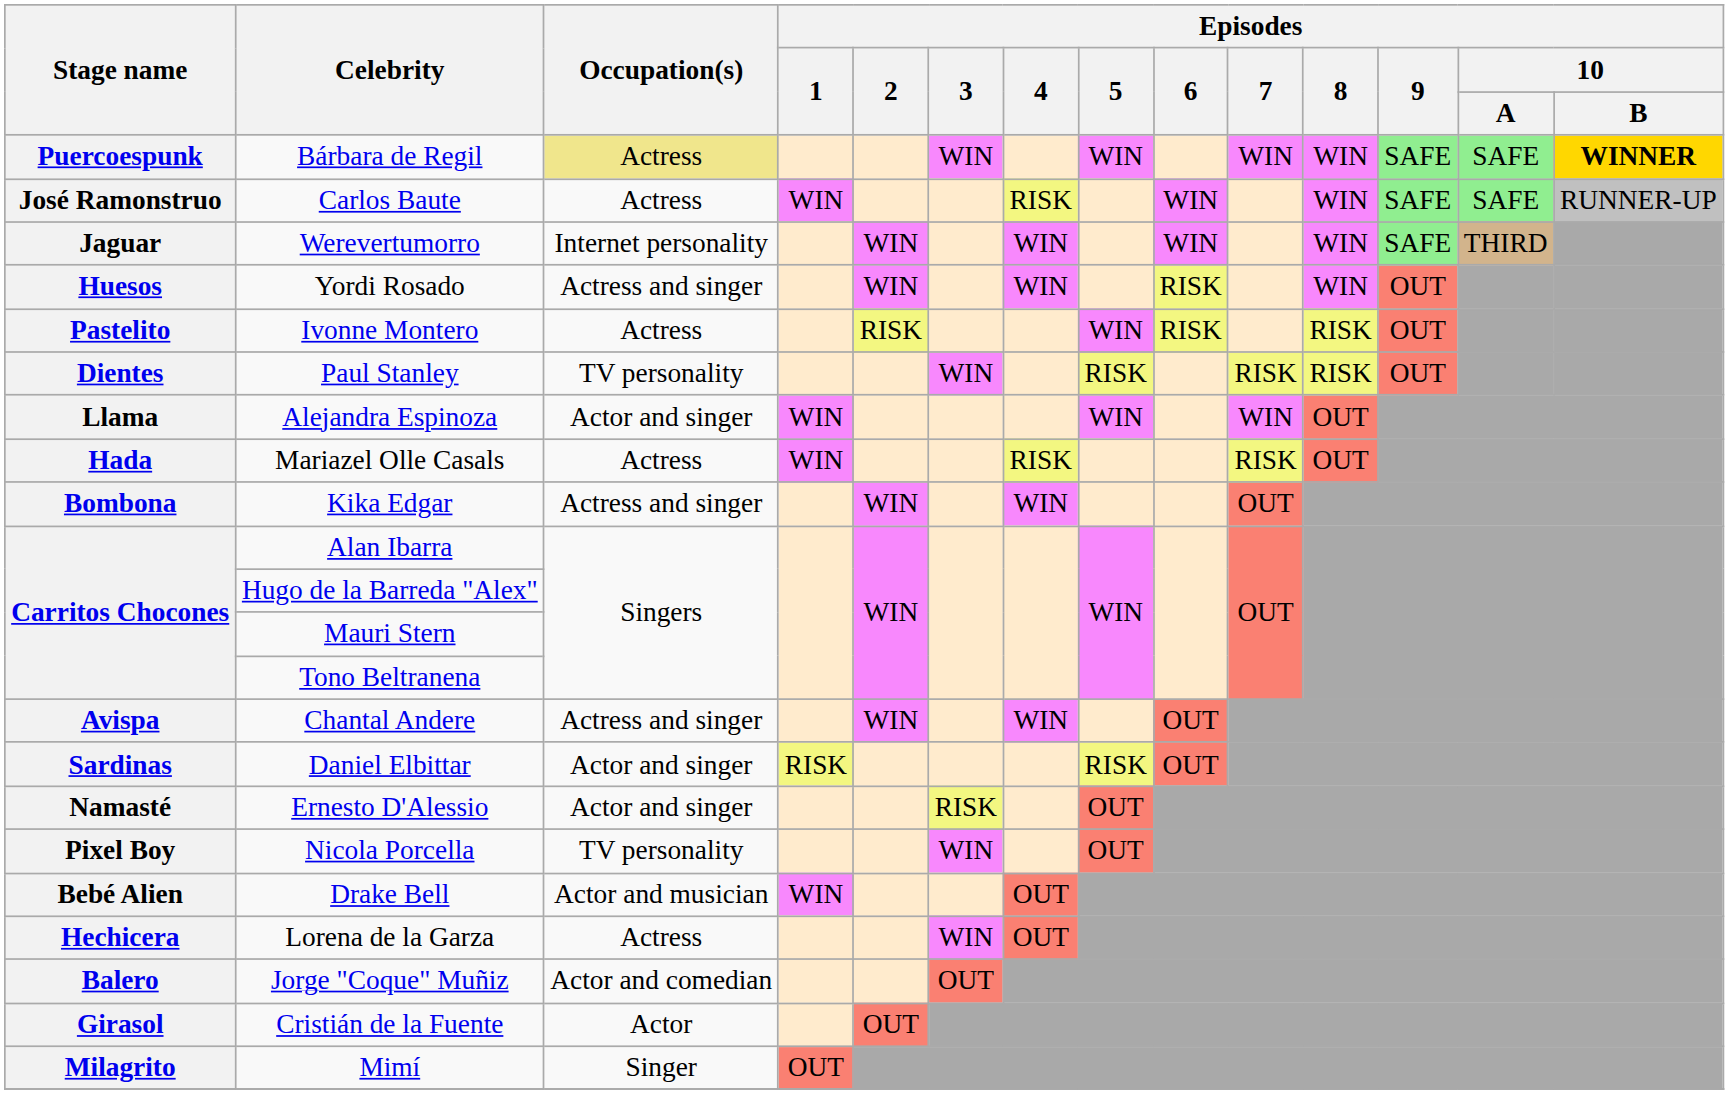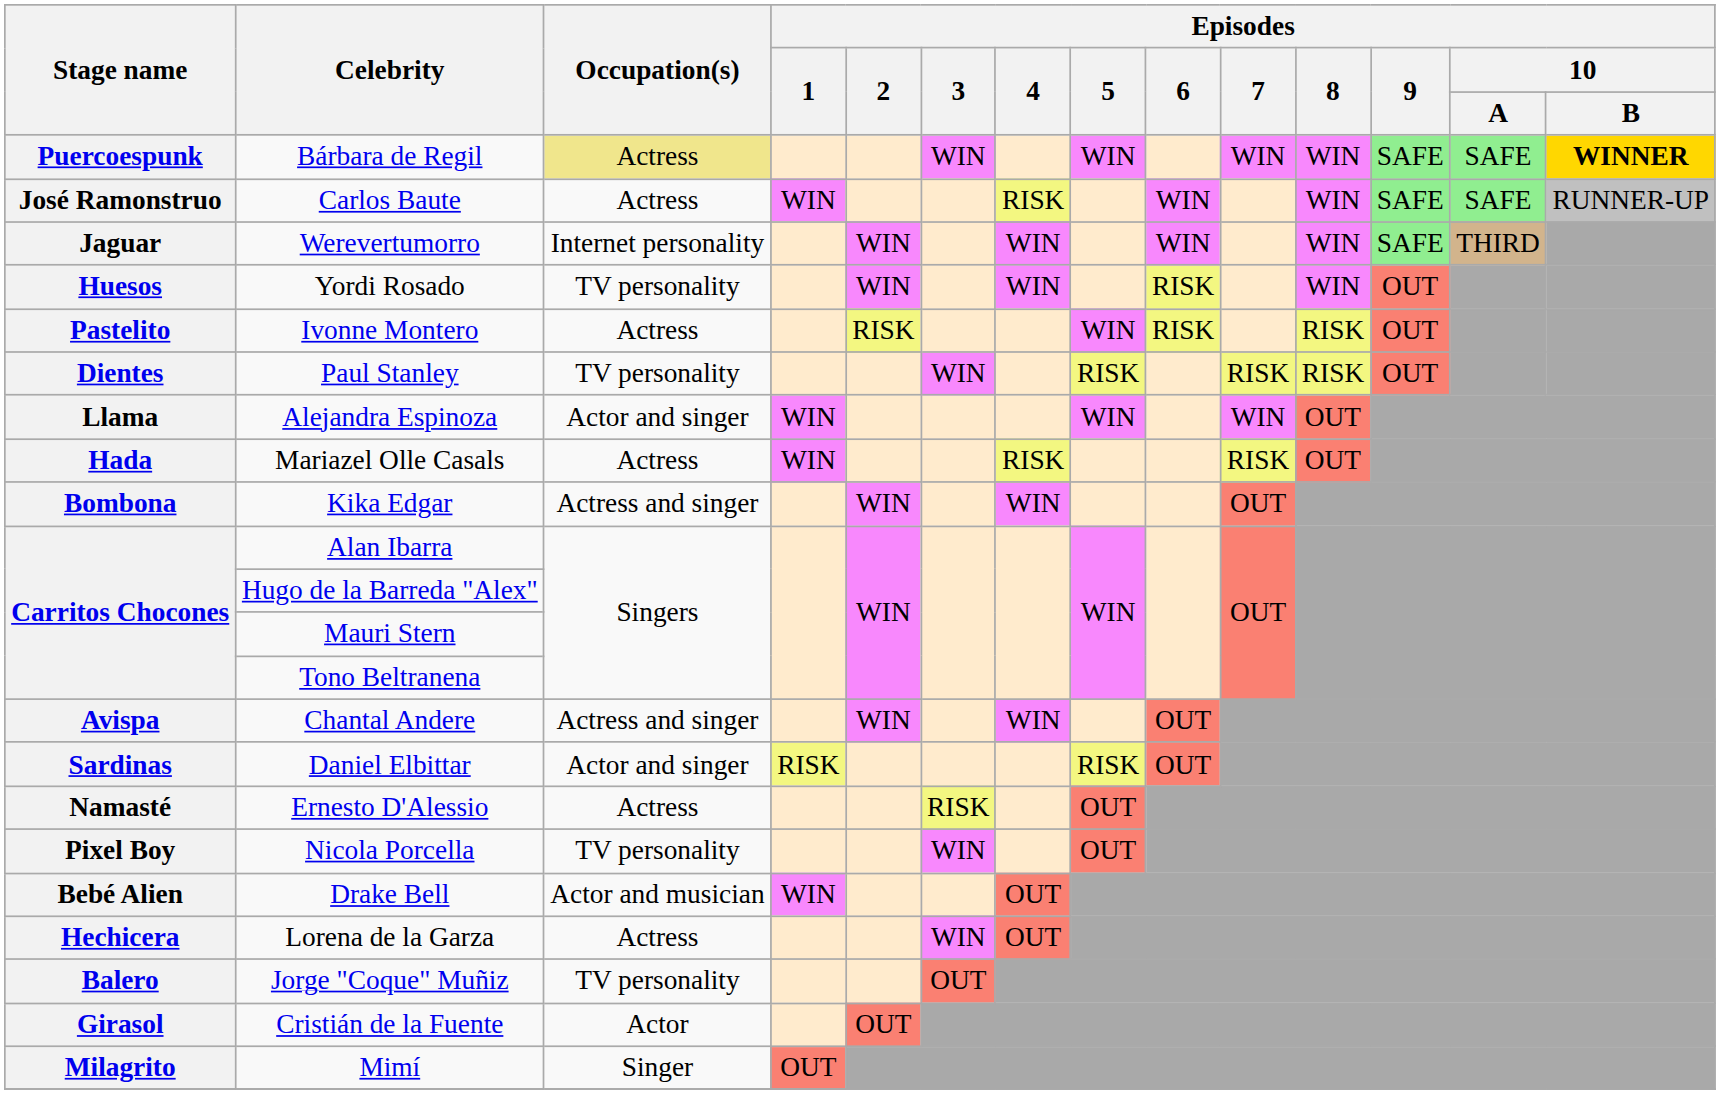(661, 286) Actress and singer -> (657, 286) TV personality
(661, 807) Actor and singer -> (657, 807) Actress
(661, 980) Actor and comedian -> (657, 980) TV personality
